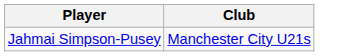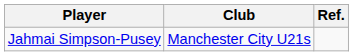+ column: (331, 16)
